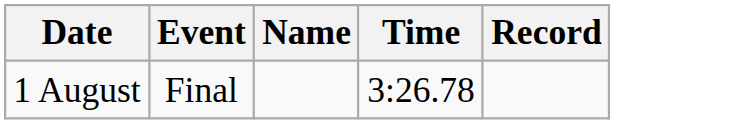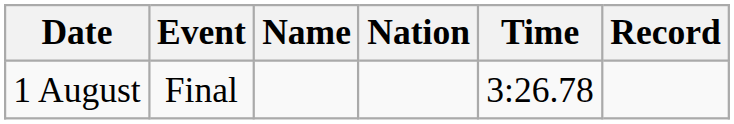+ column: (419, 32)
